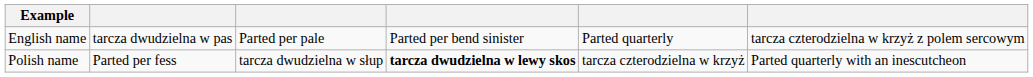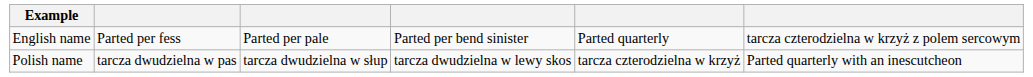(163, 38) tarcza dwudzielna w pas -> (139, 38) Parted per fess
(135, 60) Parted per fess -> (167, 60) tarcza dwudzielna w pas
(483, 60) bold -> (483, 60) normal
